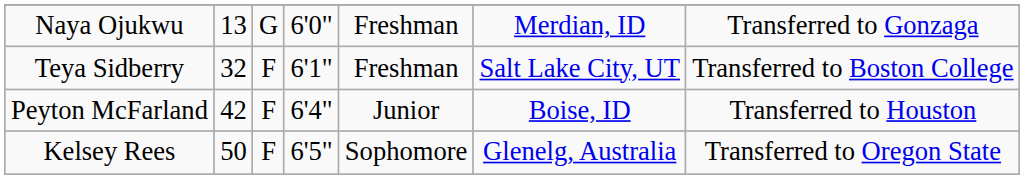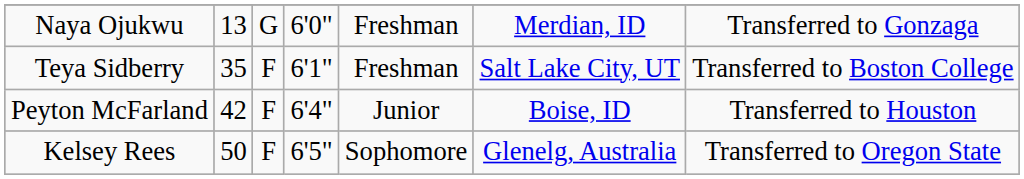(233, 67) 32 -> (233, 67) 35
